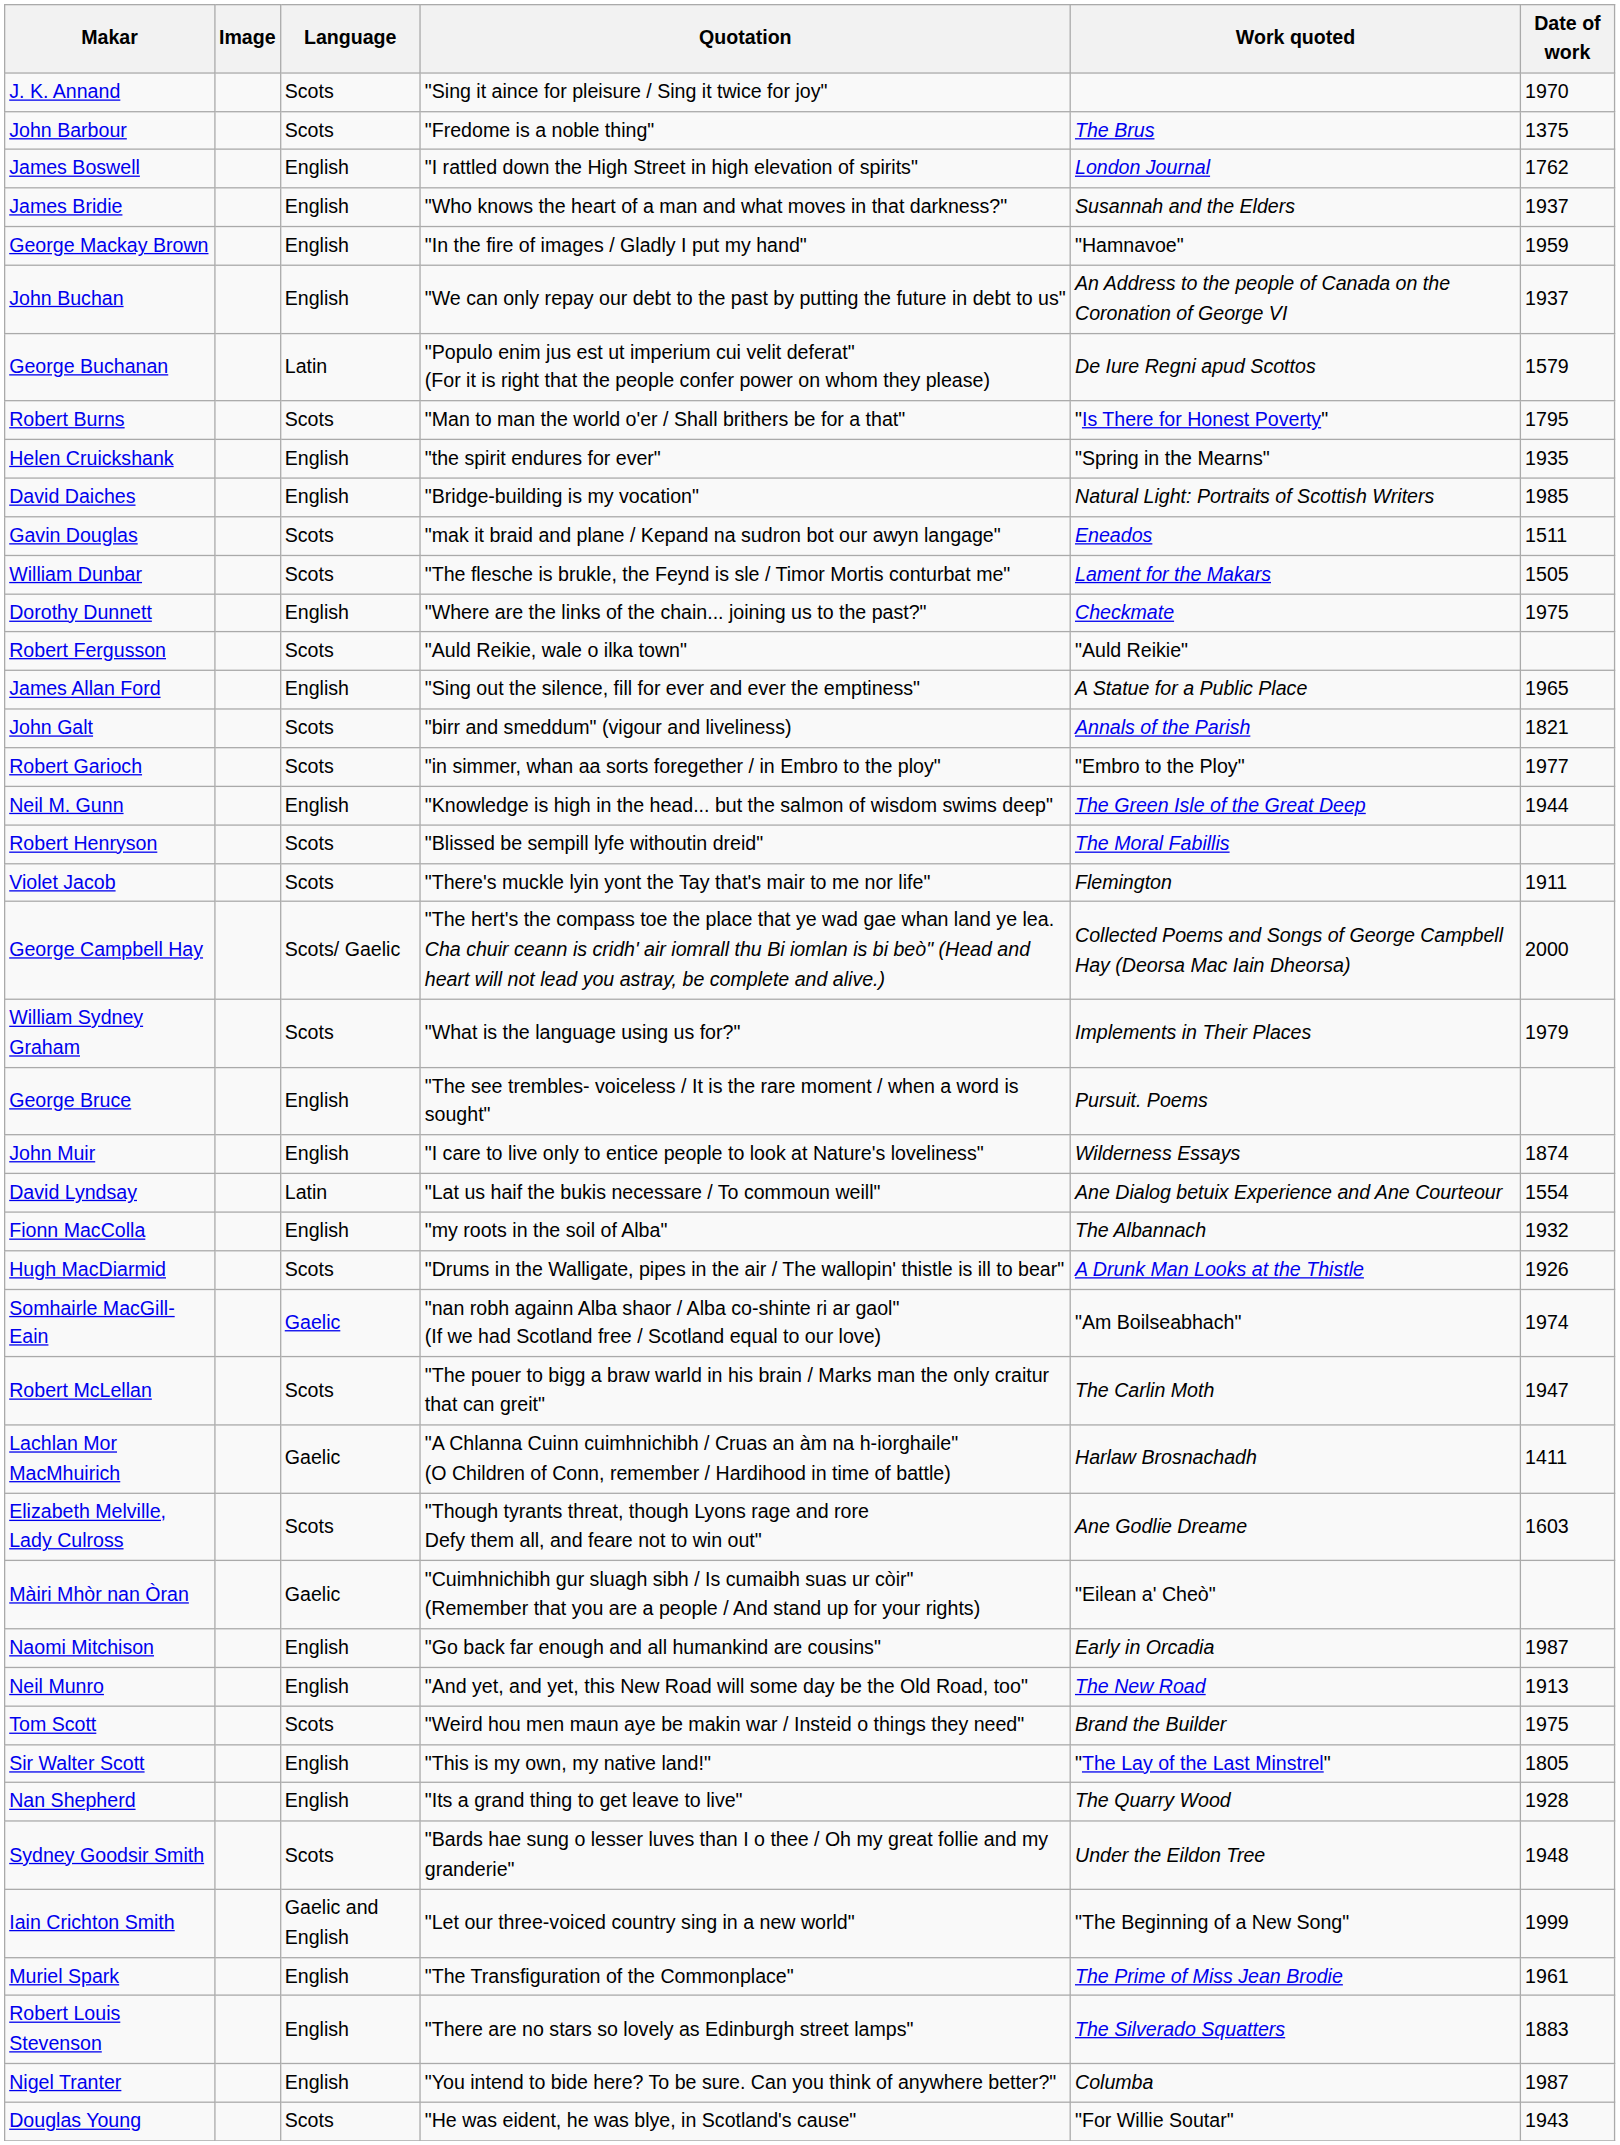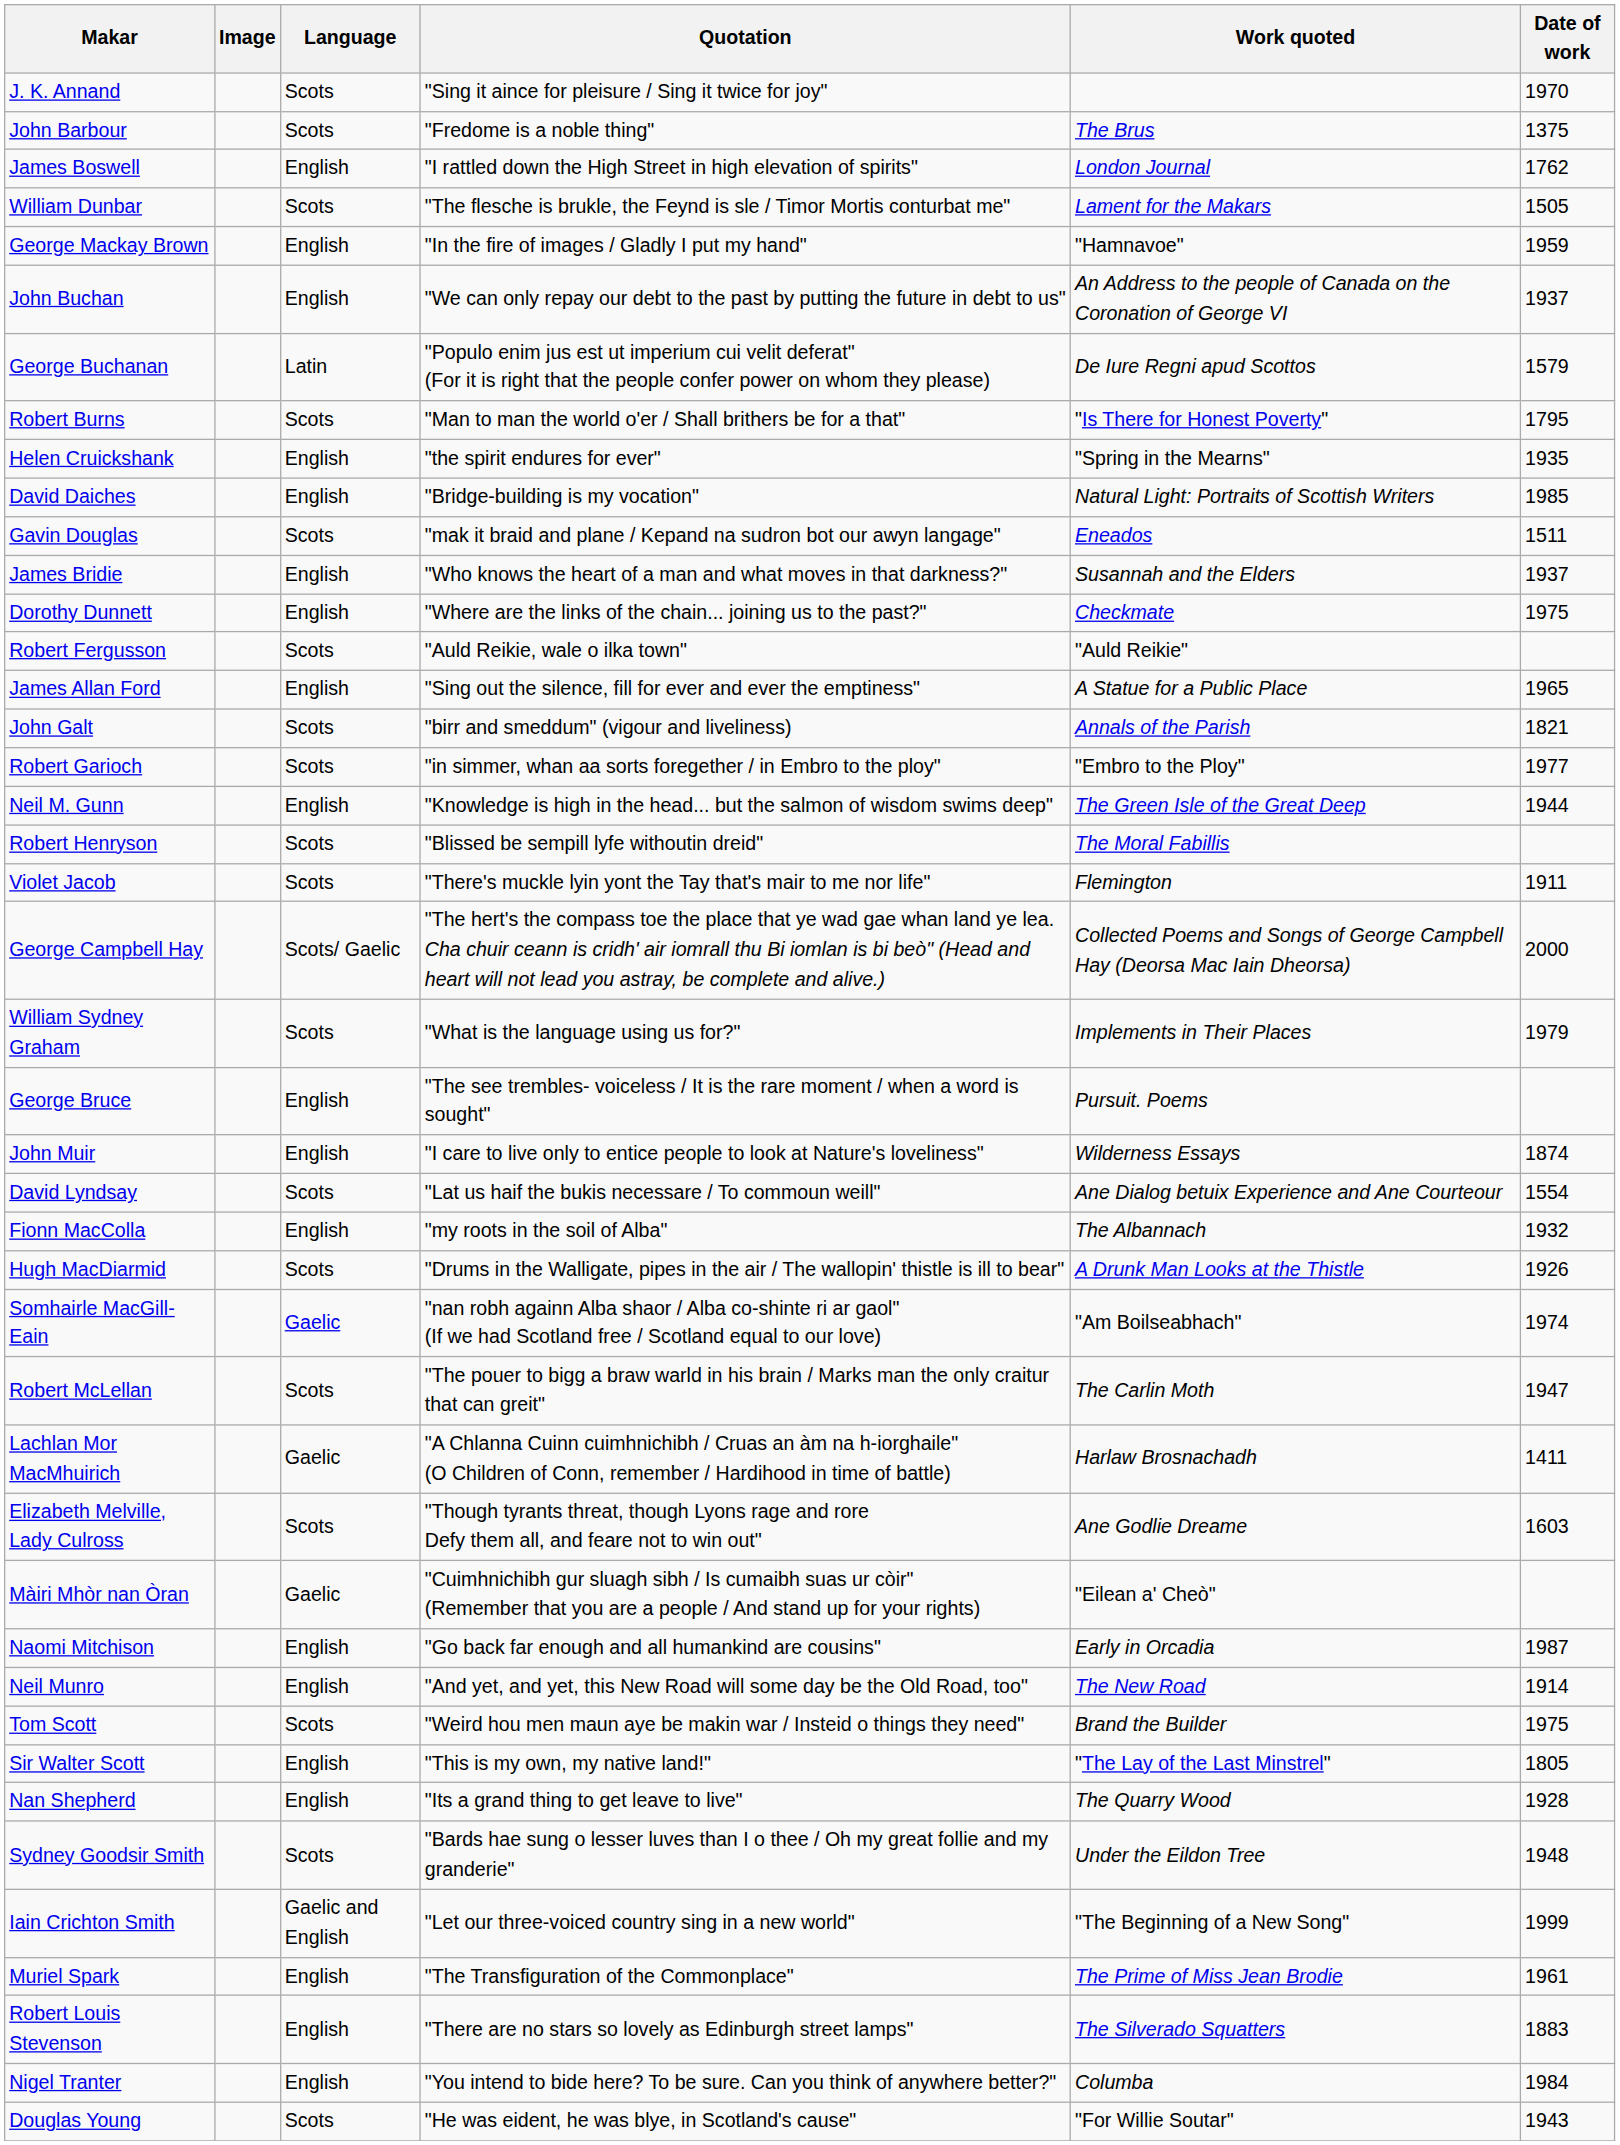rows swapped: (66, 206) <-> (76, 573)
(306, 1192) Latin -> (309, 1192) Scots
(1547, 1685) 1913 -> (1547, 1685) 1914
(1547, 2082) 1987 -> (1547, 2082) 1984
